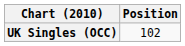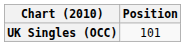(150, 32) 102 -> (150, 32) 101
